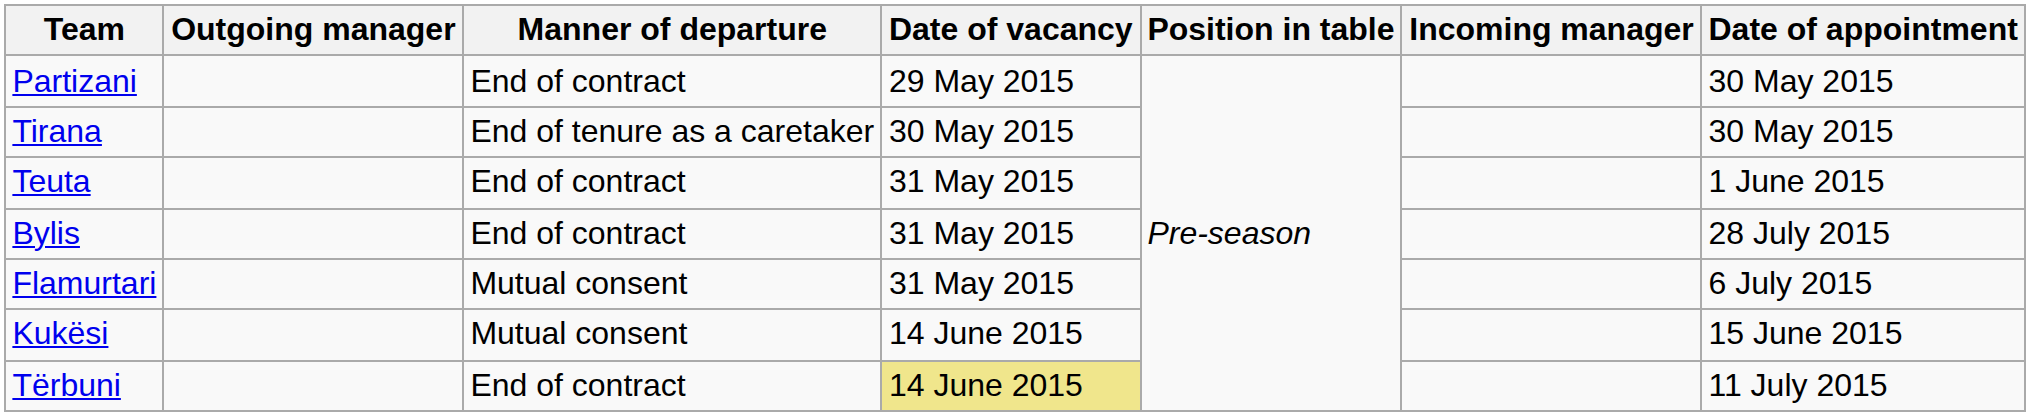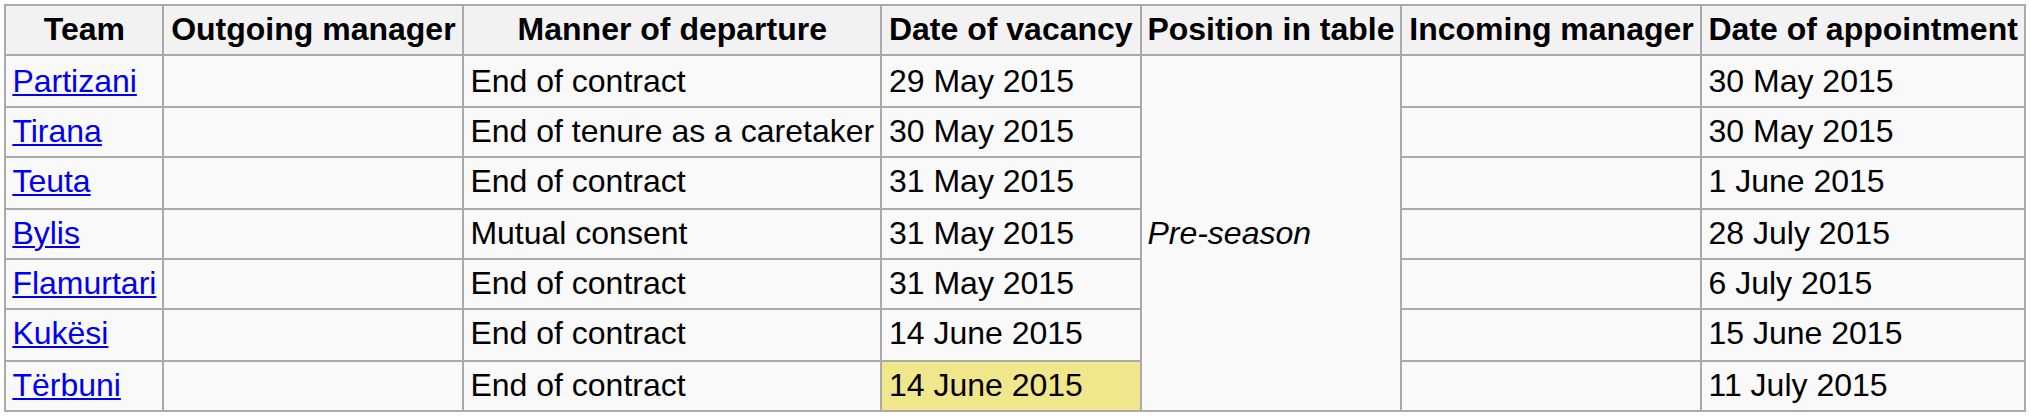(578, 232) End of contract -> (579, 232) Mutual consent
(579, 283) Mutual consent -> (578, 283) End of contract
(579, 334) Mutual consent -> (578, 334) End of contract
